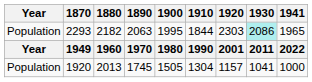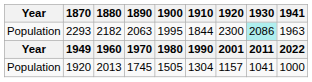(231, 31) 2303 -> (231, 31) 2300
(292, 31) 1965 -> (292, 31) 1963
